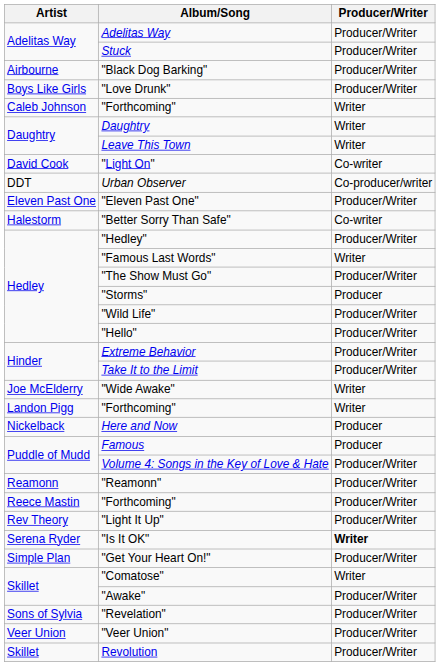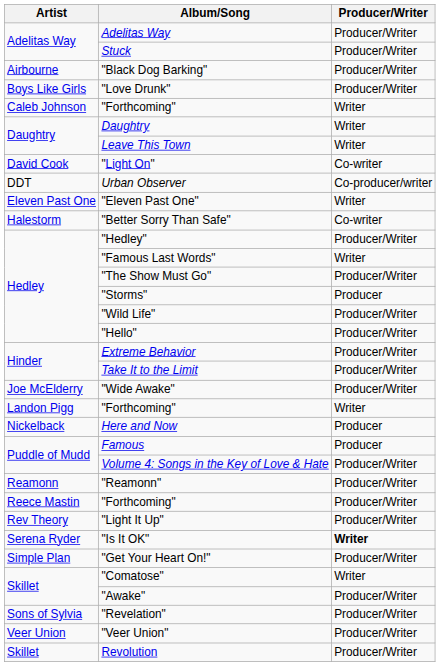(376, 201) Producer/Writer -> (350, 201) Writer
(350, 389) Writer -> (376, 389) Producer/Writer
